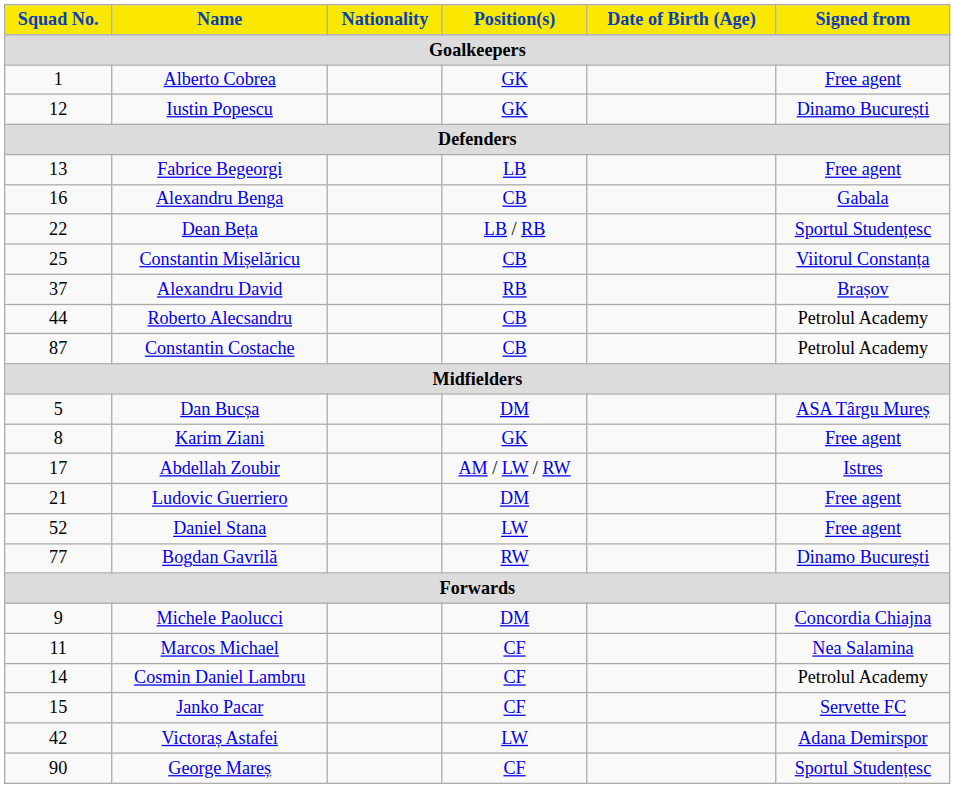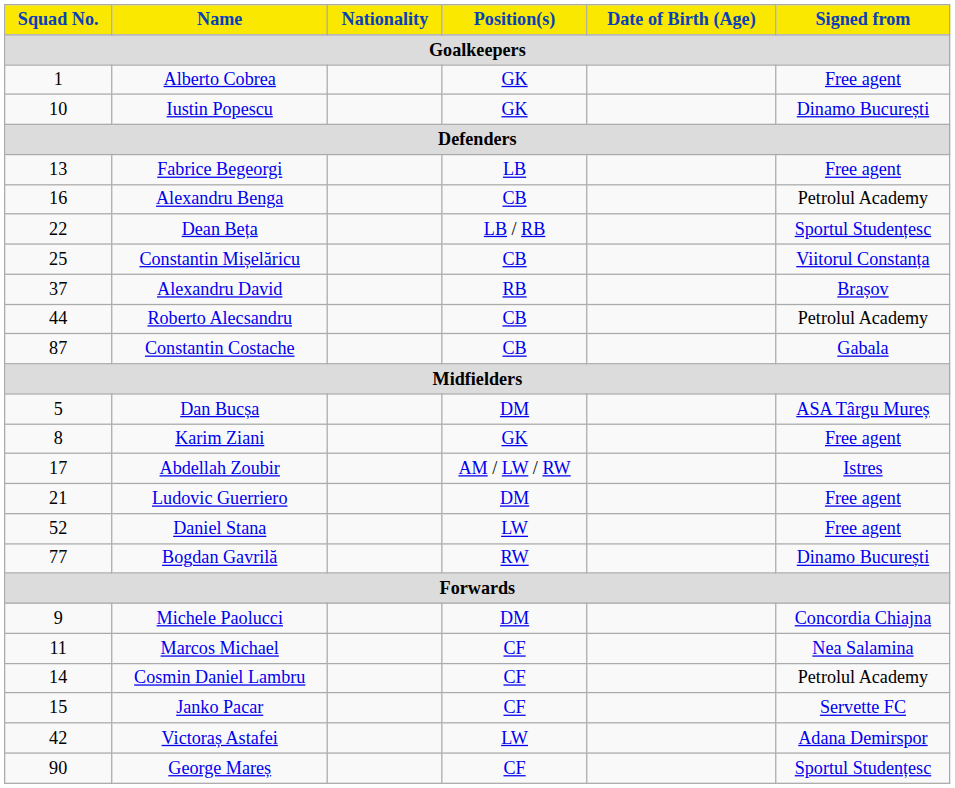(58, 109) 12 -> (58, 109) 10
(863, 199) Gabala -> (863, 199) Petrolul Academy
(863, 349) Petrolul Academy -> (863, 349) Gabala
